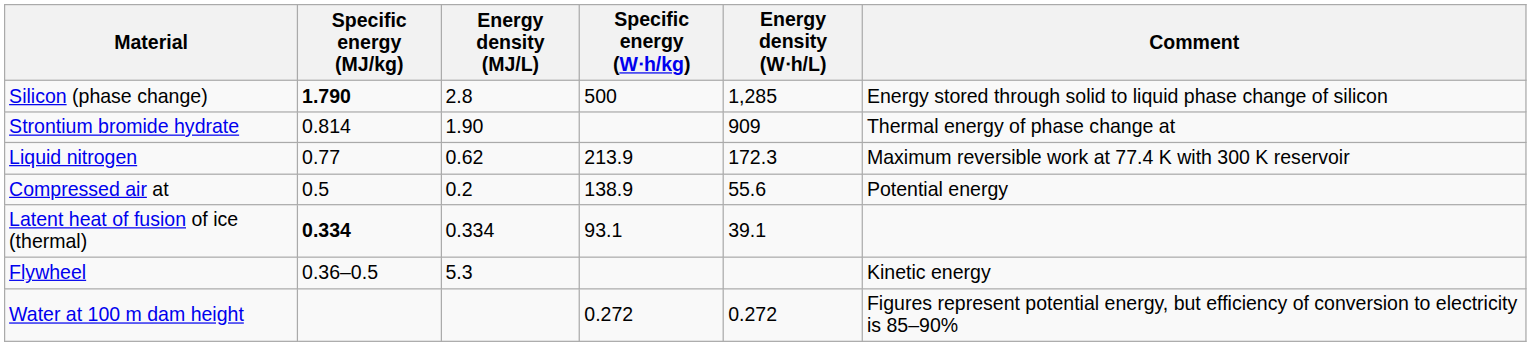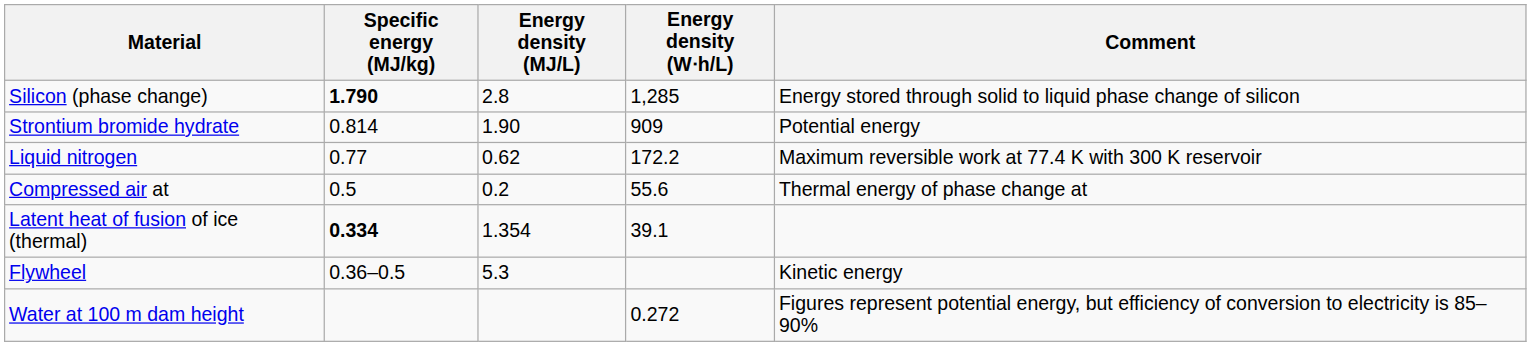- column: (652, 42)
(1021, 127) Thermal energy of phase change at -> (849, 127) Potential energy
(753, 157) 172.3 -> (655, 157) 172.2
(937, 188) Potential energy -> (933, 188) Thermal energy of phase change at
(470, 230) 0.334 -> (506, 230) 1.354
